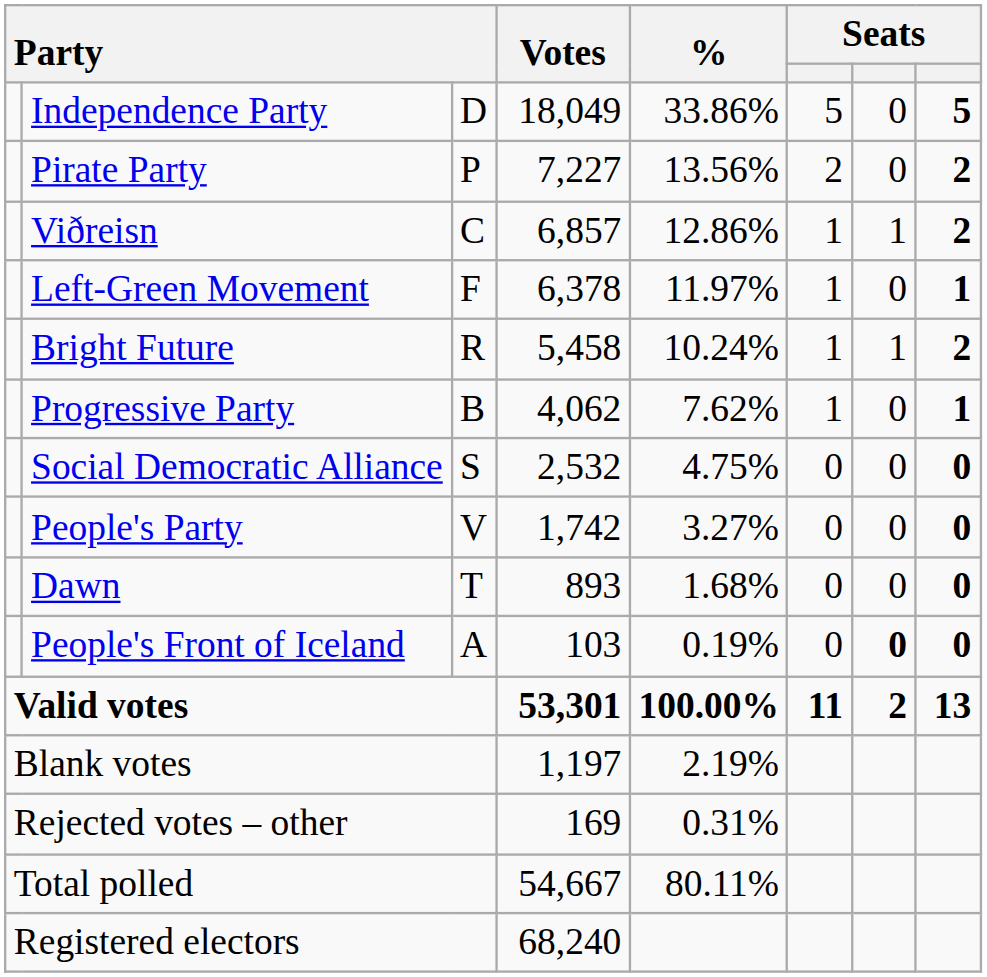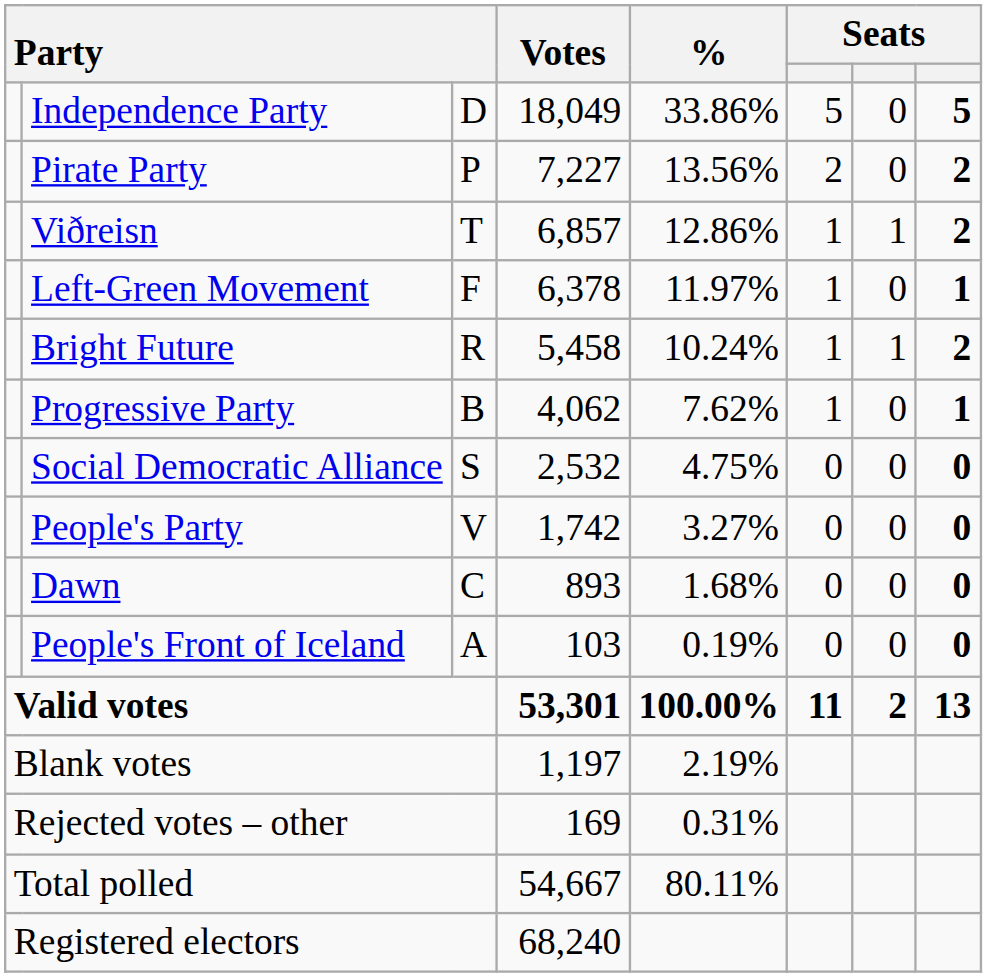(472, 229) C -> (471, 229) T
(471, 585) T -> (472, 585) C
(898, 645) bold -> (898, 645) normal
